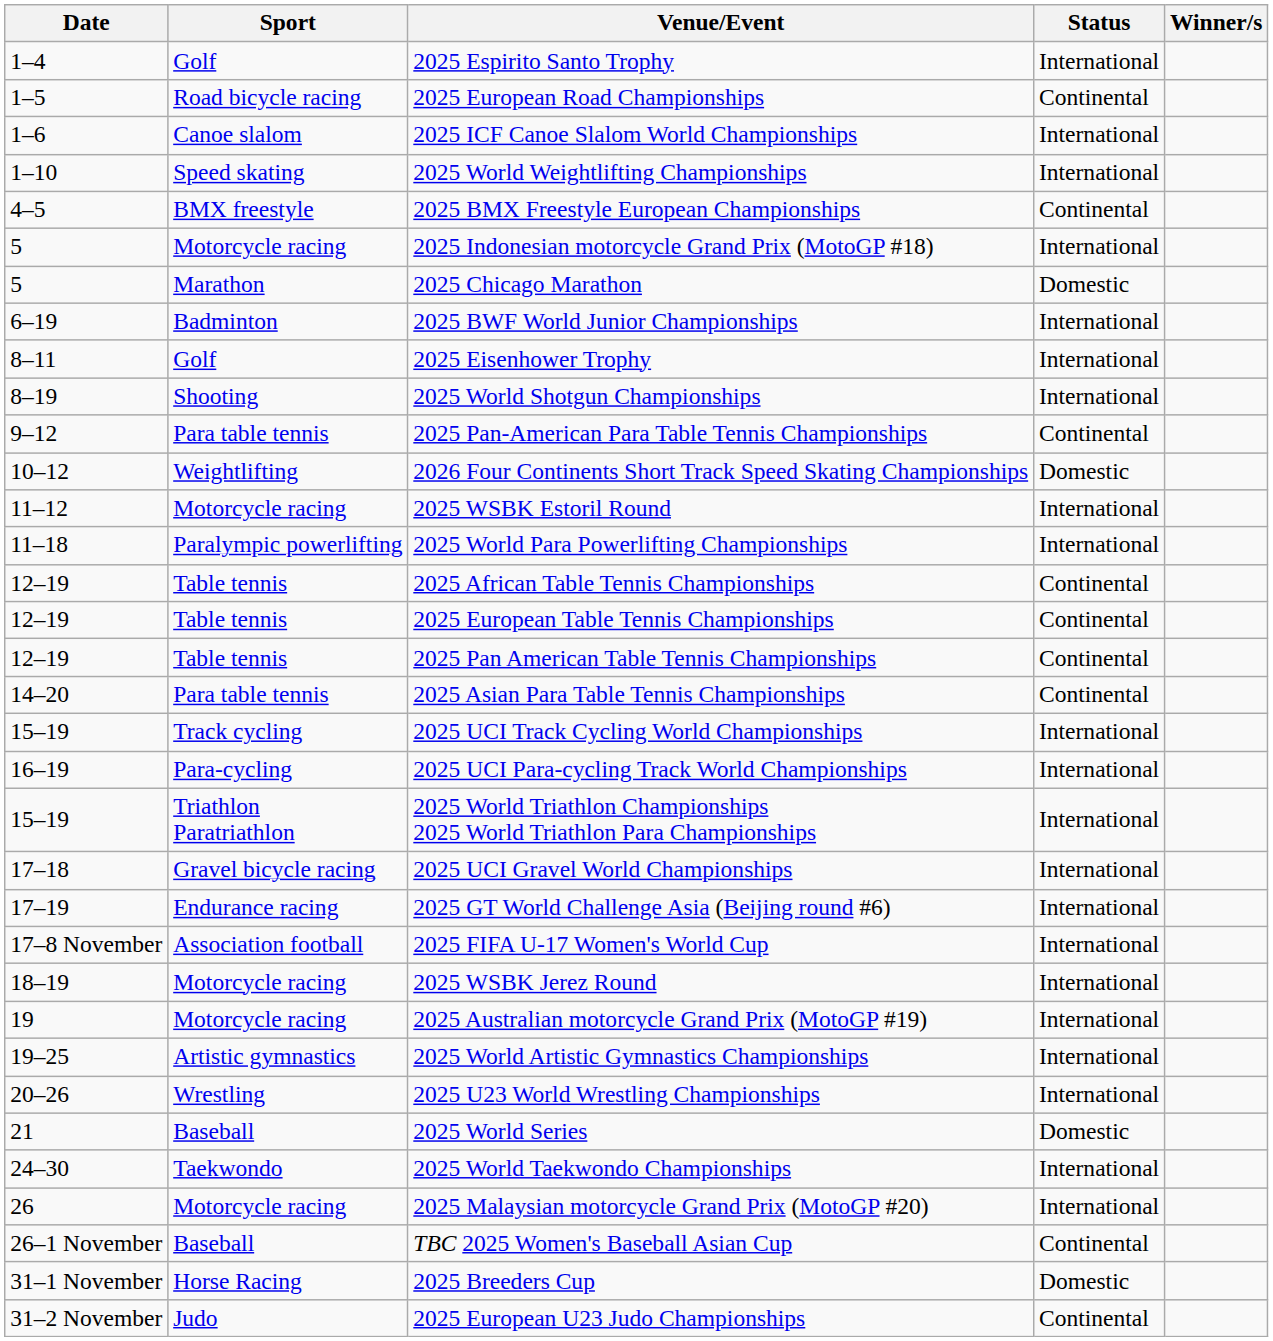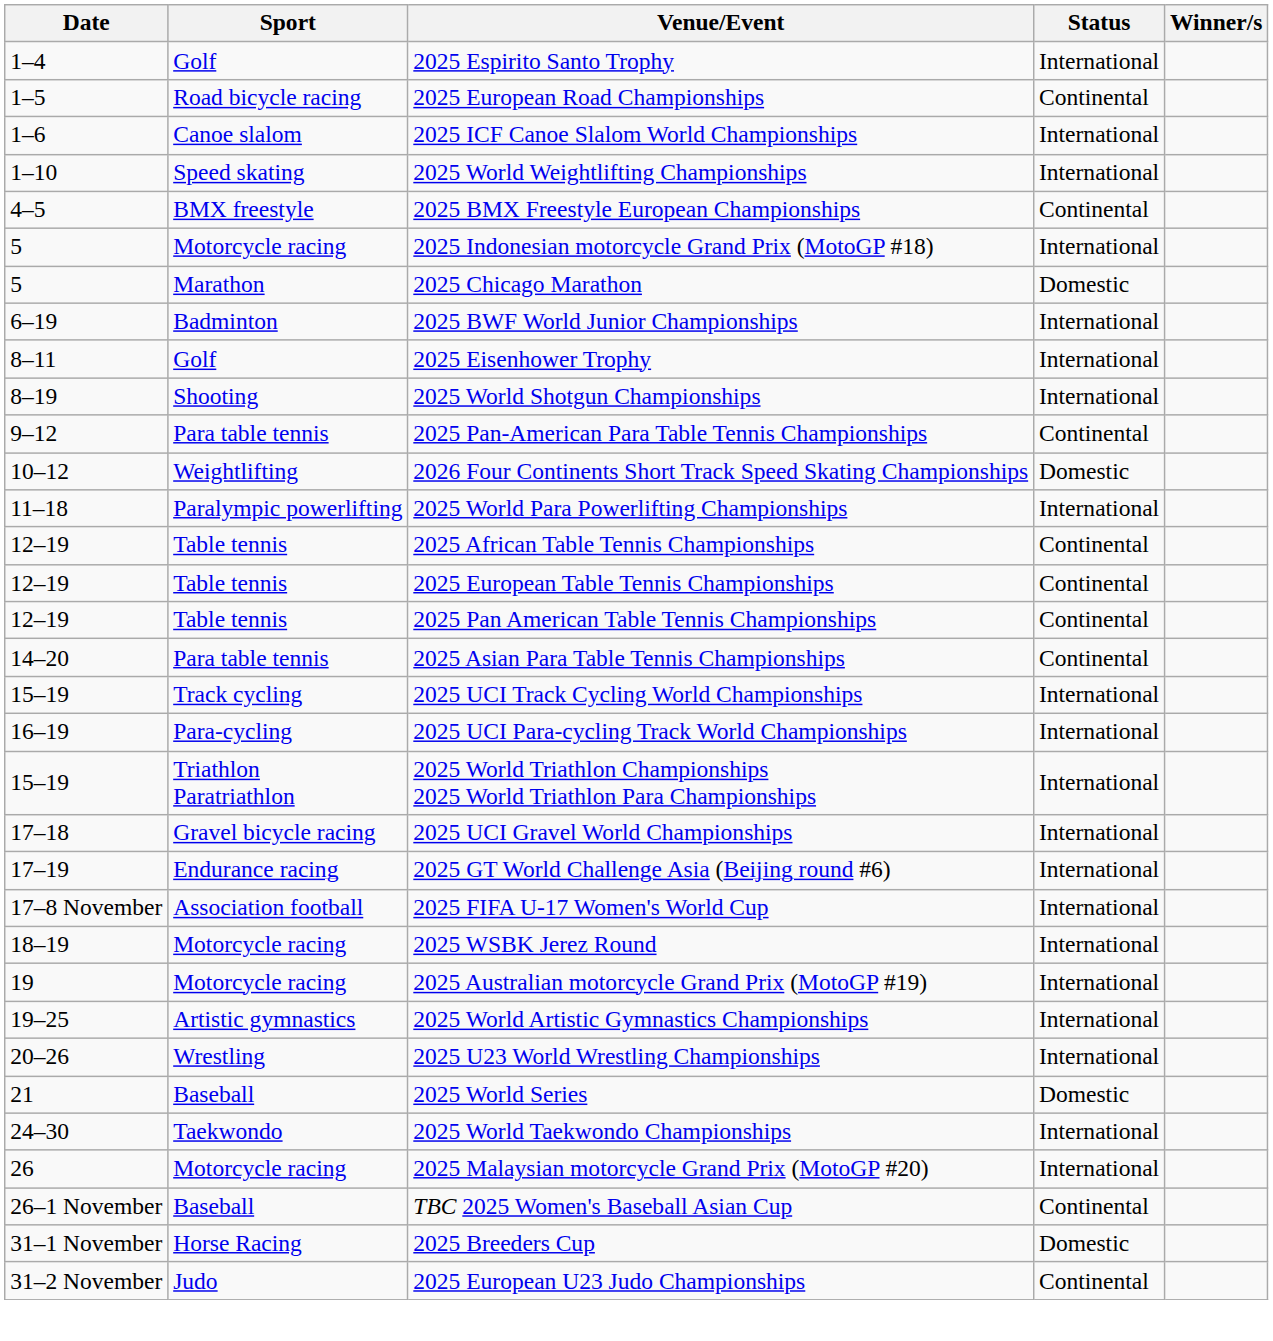- row: (542, 508)
